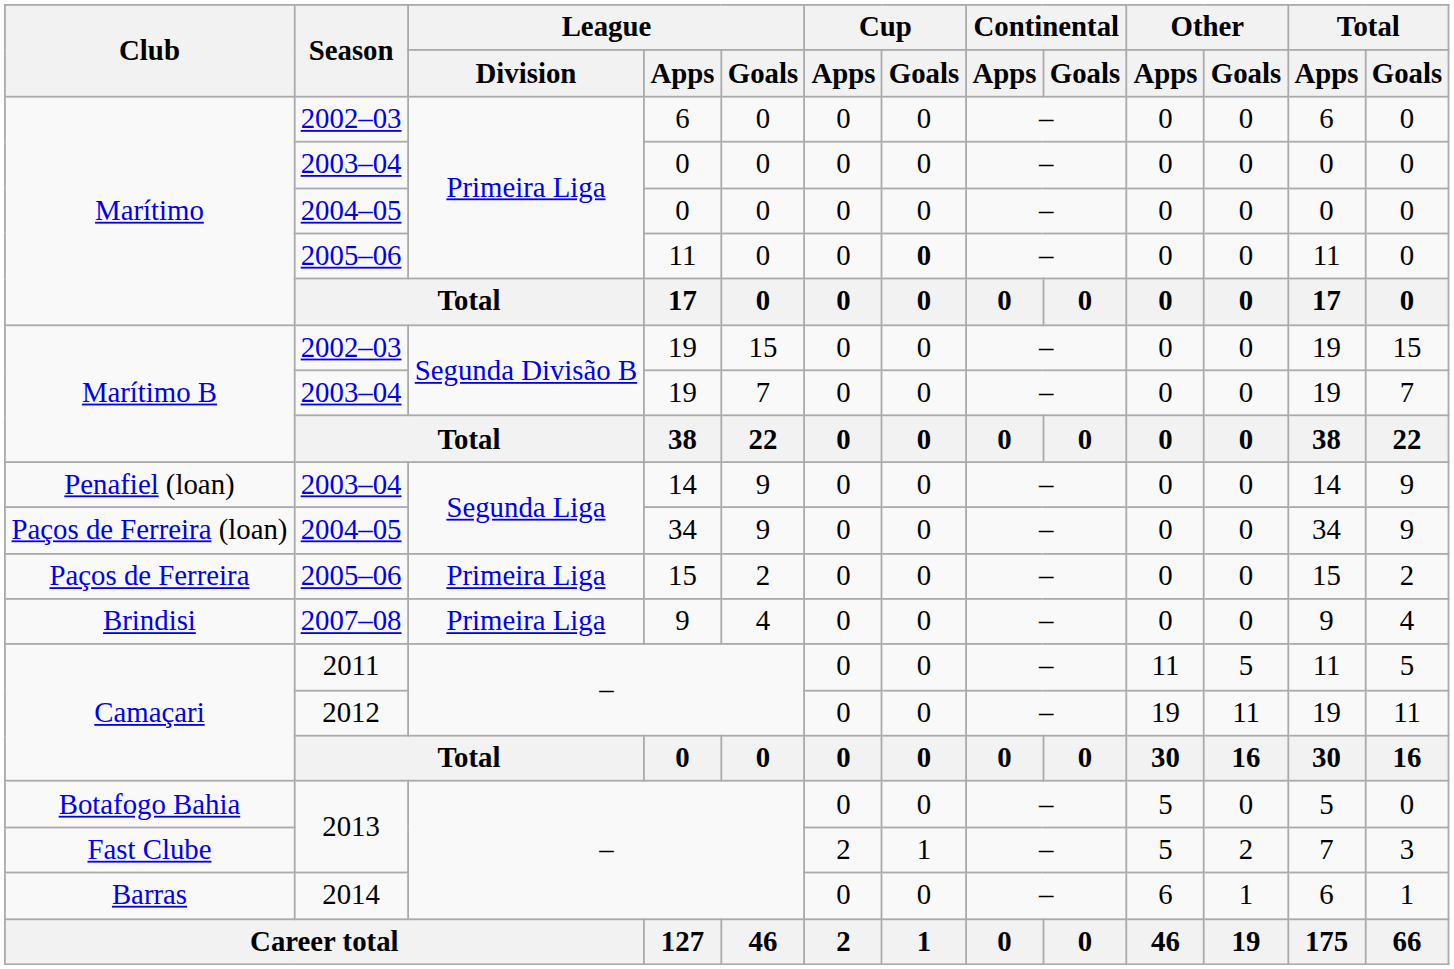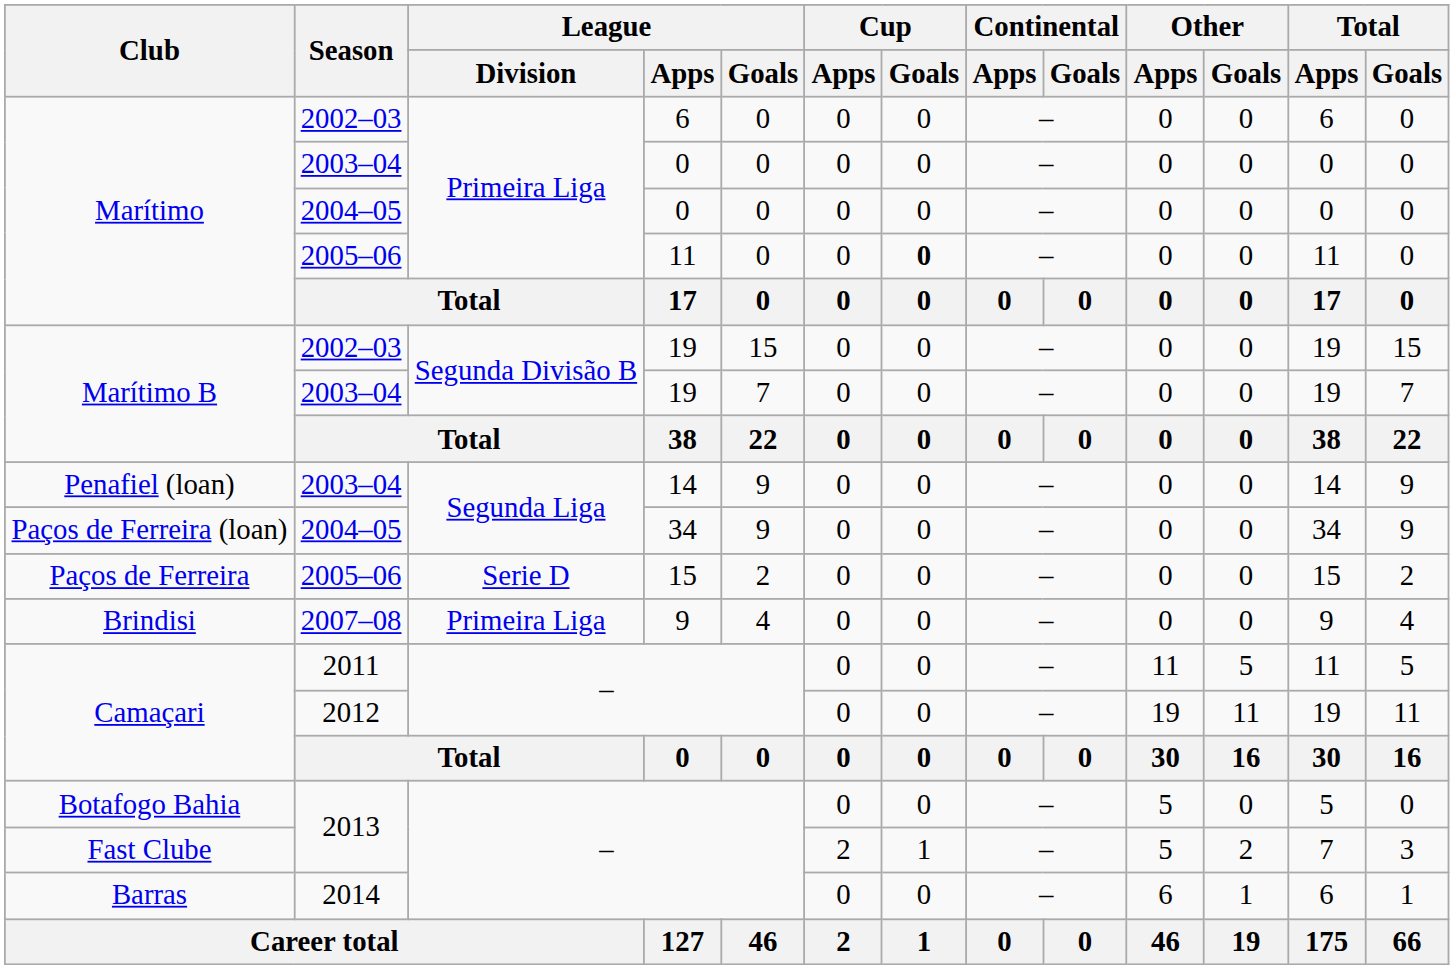(526, 575) Primeira Liga -> (526, 575) Serie D
